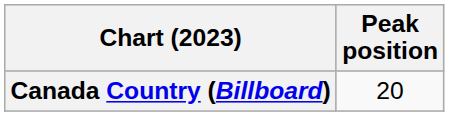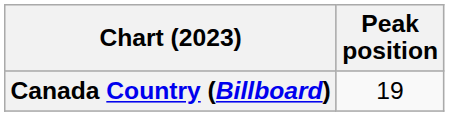(390, 90) 20 -> (390, 90) 19
